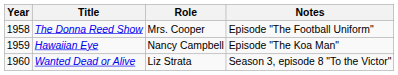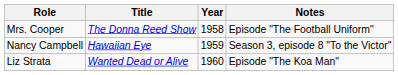columns swapped: (18, 12) <-> (186, 12)
(284, 45) Episode "The Koa Man" -> (310, 45) Season 3, episode 8 "To the Victor"
(310, 62) Season 3, episode 8 "To the Victor" -> (284, 62) Episode "The Koa Man"
